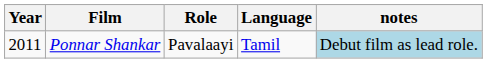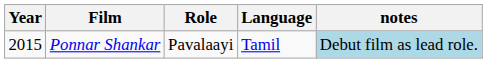(25, 44) 2011 -> (25, 44) 2015
